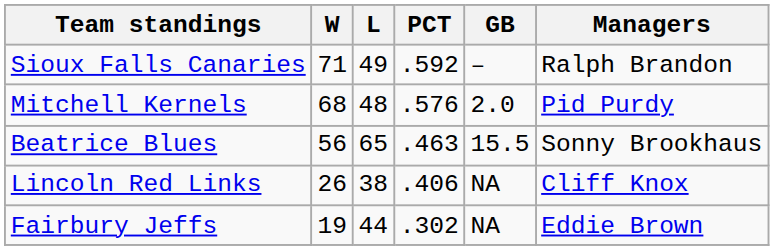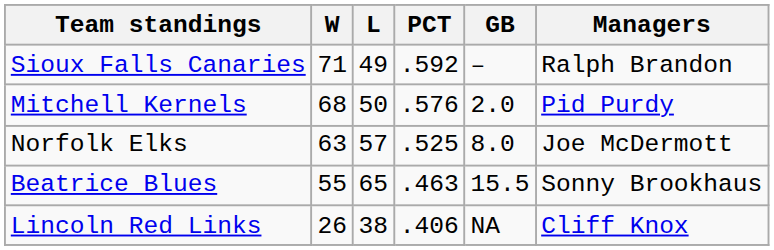(373, 105) 48 -> (373, 105) 50
+ row: (99, 145)
(332, 145) 56 -> (332, 185) 55
- row: (114, 225)
